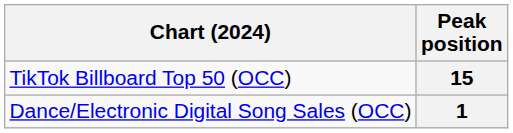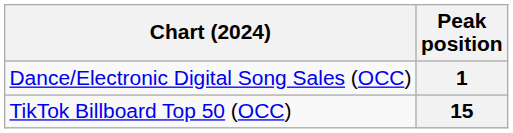rows swapped: (462, 111) <-> (462, 77)
